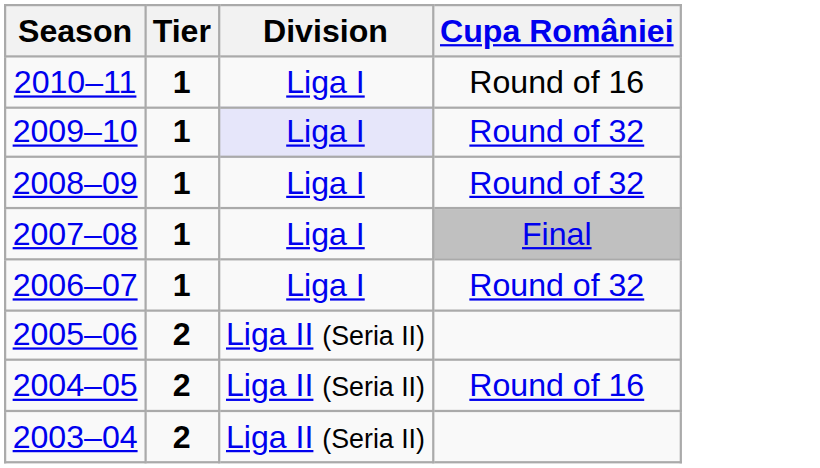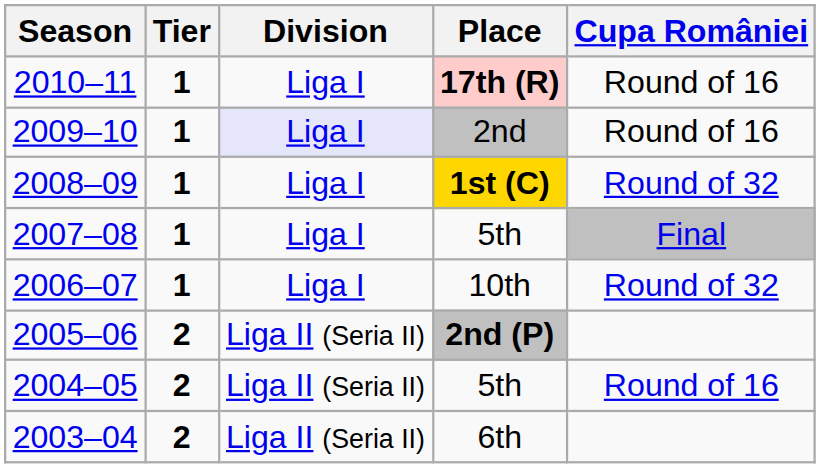+ column: (500, 31)
(557, 132) Round of 32 -> (691, 132) Round of 16
